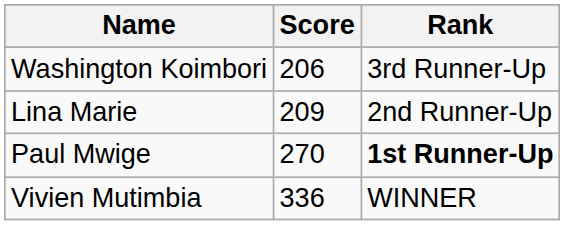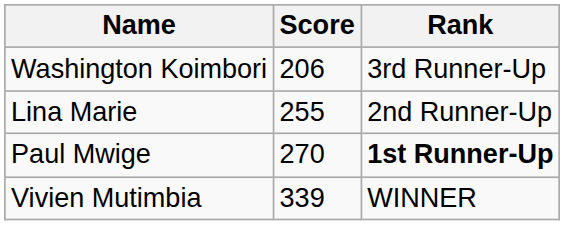(302, 111) 209 -> (302, 111) 255
(302, 197) 336 -> (302, 197) 339
